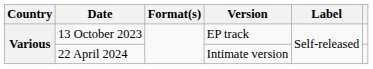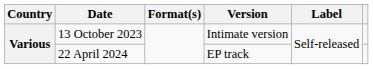(228, 34) EP track -> (248, 34) Intimate version
(248, 53) Intimate version -> (228, 53) EP track
